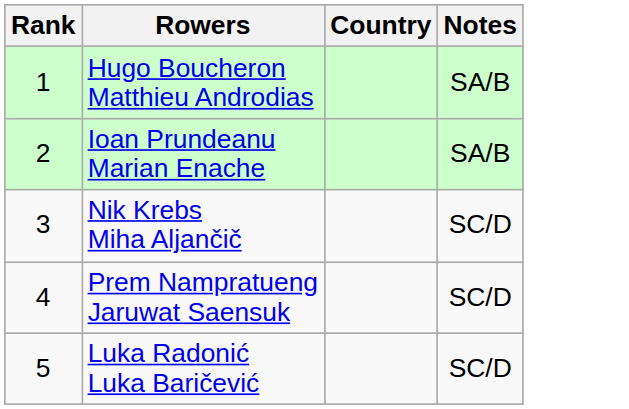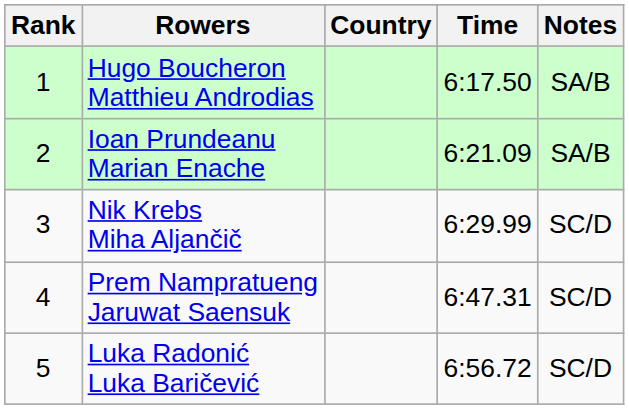+ column: (488, 25)
